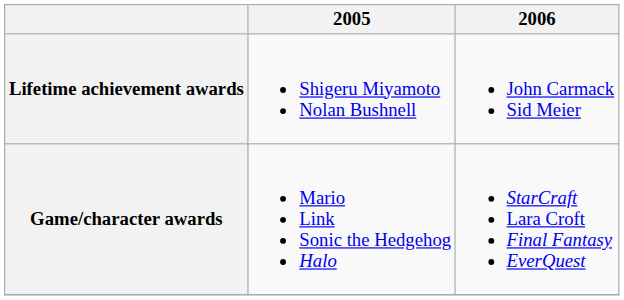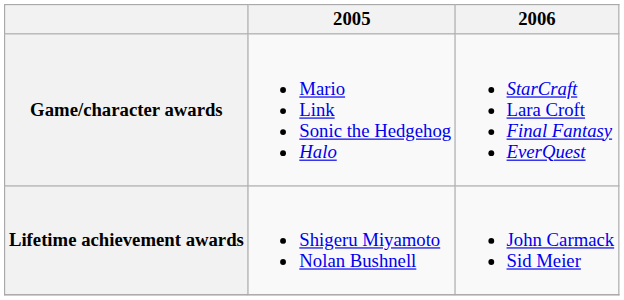rows swapped: (126, 219) <-> (126, 88)
